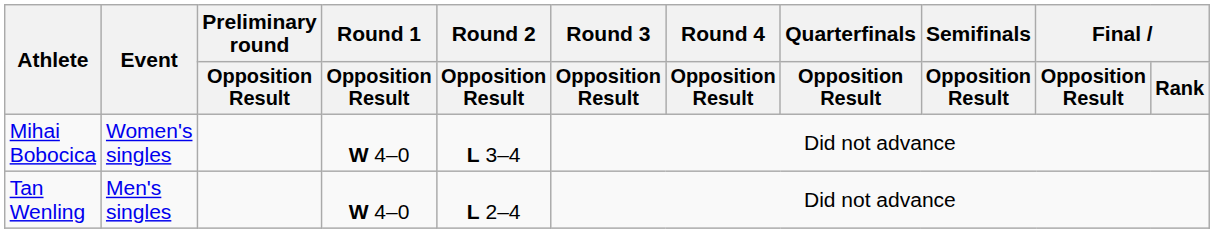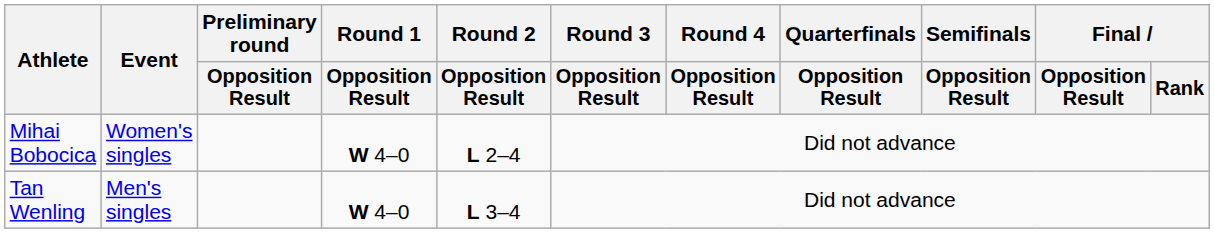(494, 155) L 3–4 -> (494, 155) L 2–4
(494, 211) L 2–4 -> (494, 211) L 3–4
